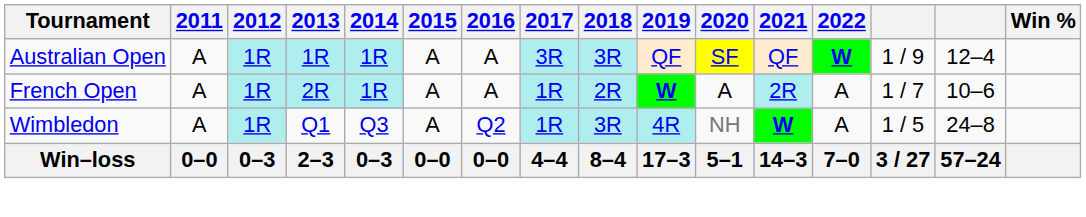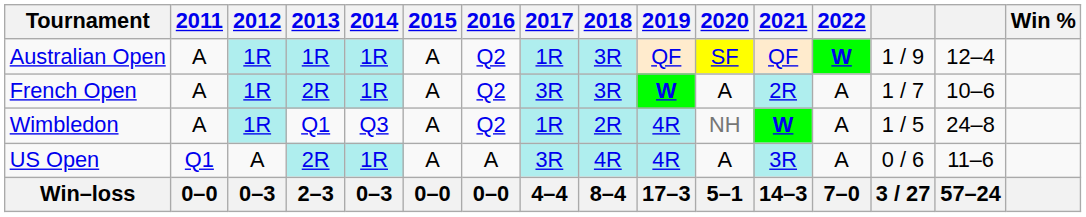(491, 56) A -> (491, 56) Q2
(549, 56) 3R -> (549, 56) 1R
(491, 90) A -> (491, 90) Q2
(549, 90) 1R -> (549, 90) 3R
(608, 90) 2R -> (608, 90) 3R
(608, 125) 3R -> (608, 125) 2R
+ row: (54, 159)
